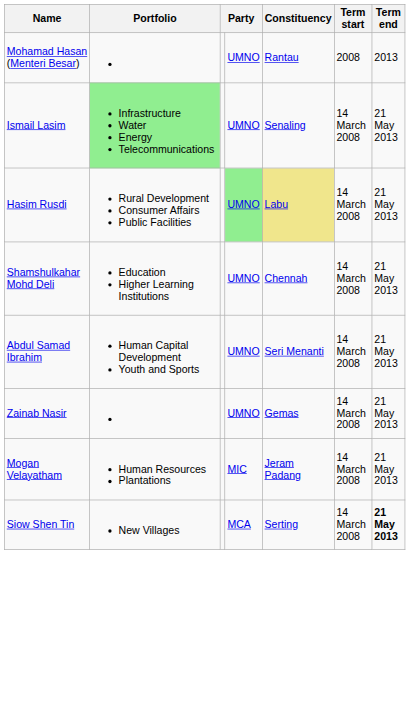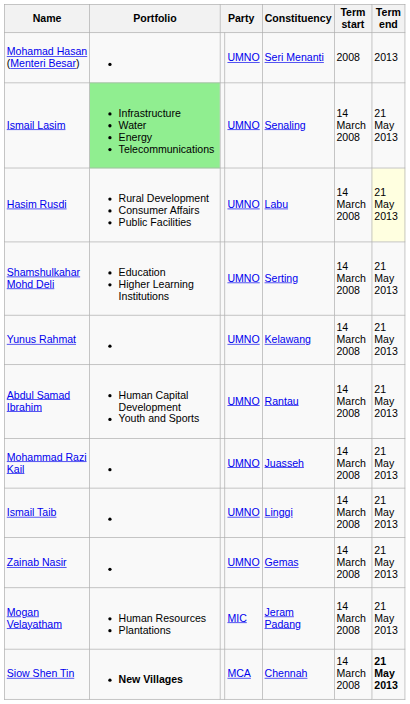(282, 58) Rantau -> (294, 58) Seri Menanti
(244, 205) lightgreen background -> (244, 205) no background
(276, 205) khaki background -> (276, 205) no background
(386, 205) no background -> (386, 205) lightyellow background
(286, 278) Chennah -> (281, 278) Serting
+ row: (41, 340)
(294, 352) Seri Menanti -> (282, 401) Rantau
+ row: (47, 463)
+ row: (32, 513)
(155, 531) normal -> (155, 680) bold
(281, 525) Serting -> (286, 674) Chennah
